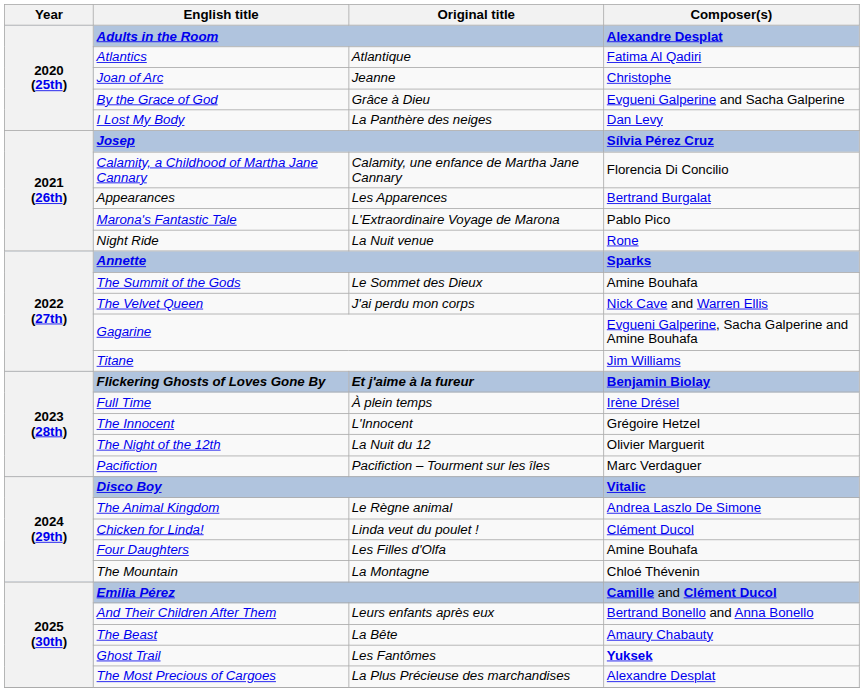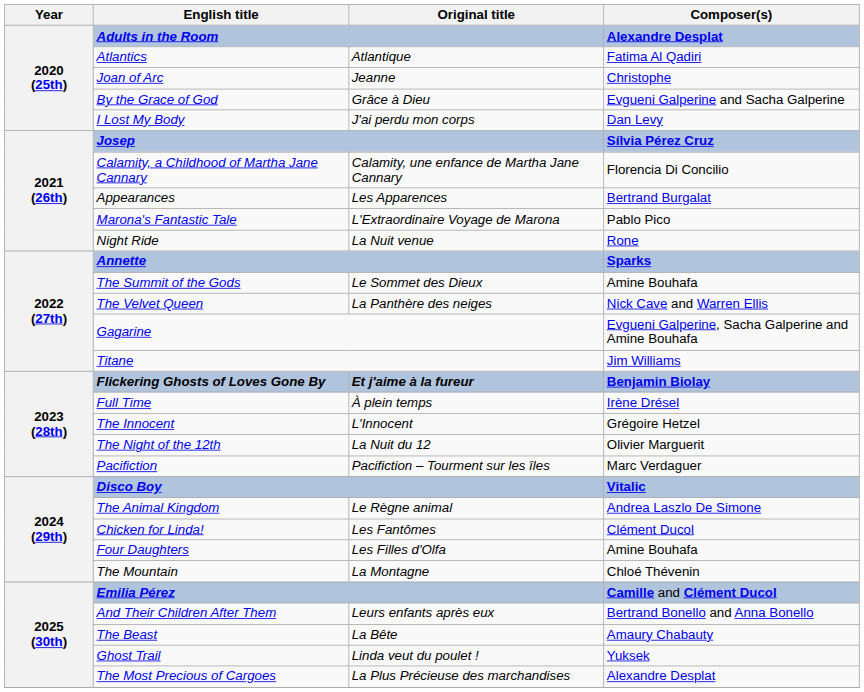(422, 120) La Panthère des neiges -> (413, 120) J'ai perdu mon corps
(413, 303) J'ai perdu mon corps -> (422, 303) La Panthère des neiges
(415, 529) Linda veut du poulet ! -> (394, 529) Les Fantômes
(394, 655) Les Fantômes -> (415, 655) Linda veut du poulet !
(630, 655) bold -> (628, 655) normal
